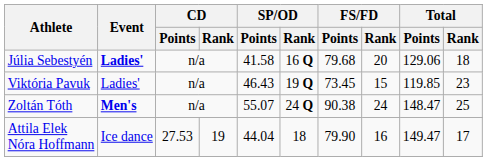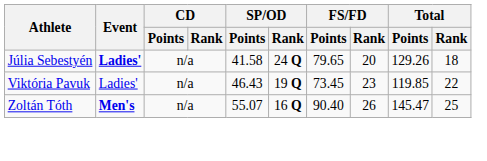(299, 61) 16 Q -> (288, 61) 24 Q
(340, 61) 79.68 -> (328, 61) 79.65
(422, 61) 129.06 -> (410, 61) 129.26
(380, 83) 15 -> (369, 83) 23
(463, 83) 23 -> (451, 83) 22
(299, 106) 24 Q -> (288, 106) 16 Q
(340, 106) 90.38 -> (328, 106) 90.40
(380, 106) 24 -> (369, 106) 26
(422, 106) 148.47 -> (410, 106) 145.47
- row: (51, 137)
